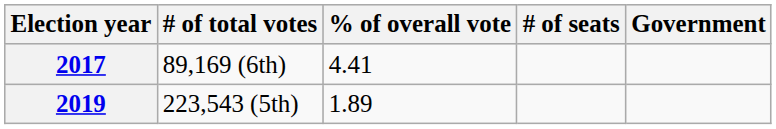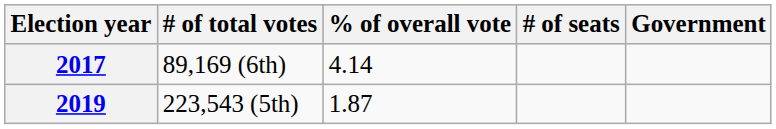(351, 63) 4.41 -> (351, 63) 4.14
(351, 103) 1.89 -> (351, 103) 1.87
